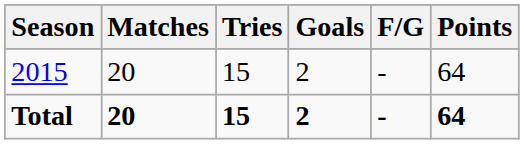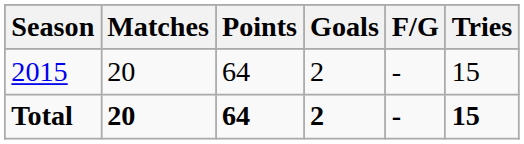columns swapped: (252, 26) <-> (475, 26)
